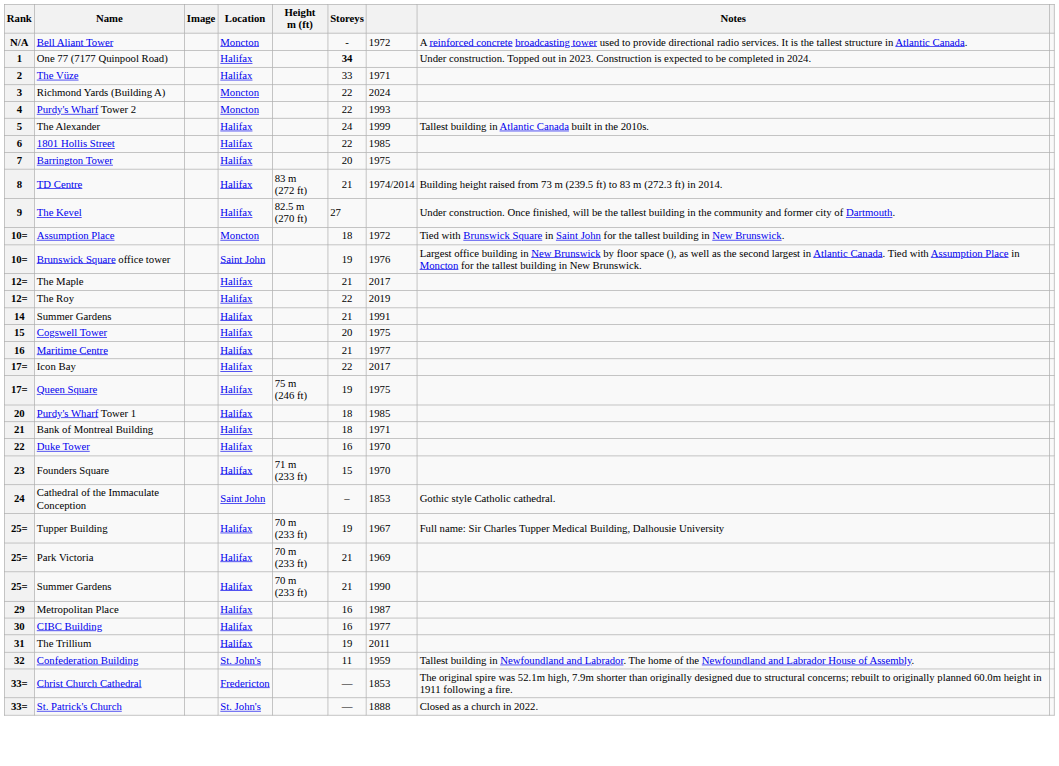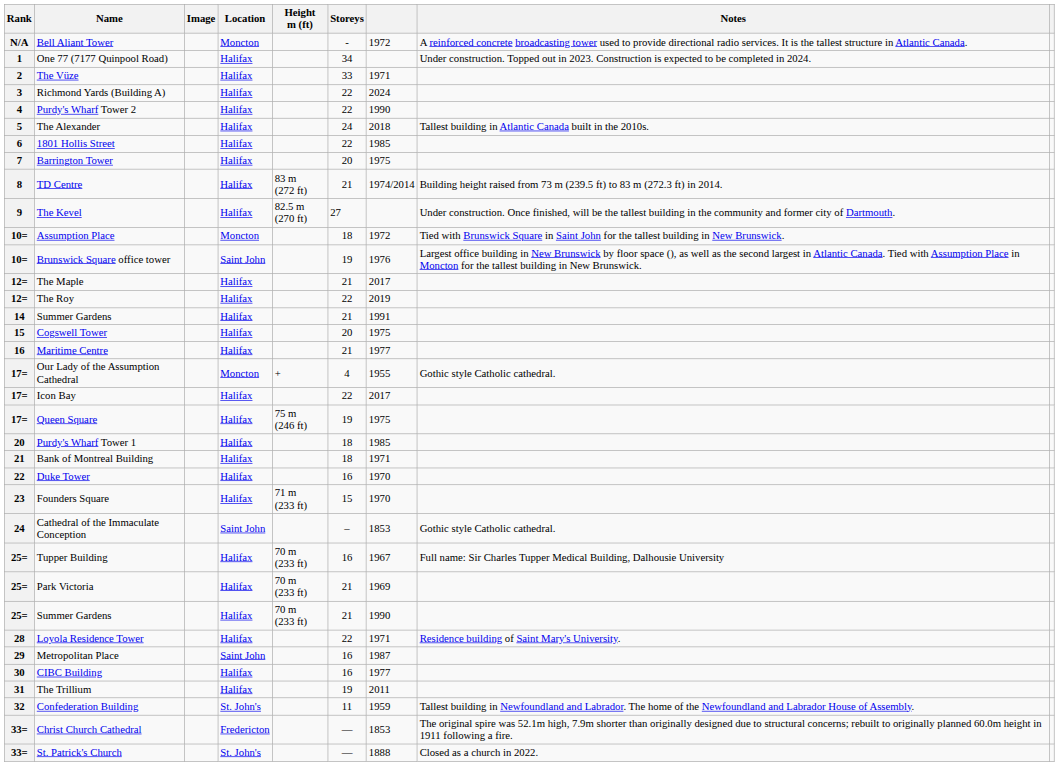(347, 59) bold -> (347, 59) normal
(240, 93) Moncton -> (236, 93) Halifax
(240, 110) Moncton -> (236, 110) Halifax
(380, 110) 1993 -> (380, 110) 1990
(380, 127) 1999 -> (380, 127) 2018
+ row: (19, 373)
(347, 528) 19 -> (347, 557) 16
+ row: (19, 638)
(236, 609) Halifax -> (243, 655) Saint John
